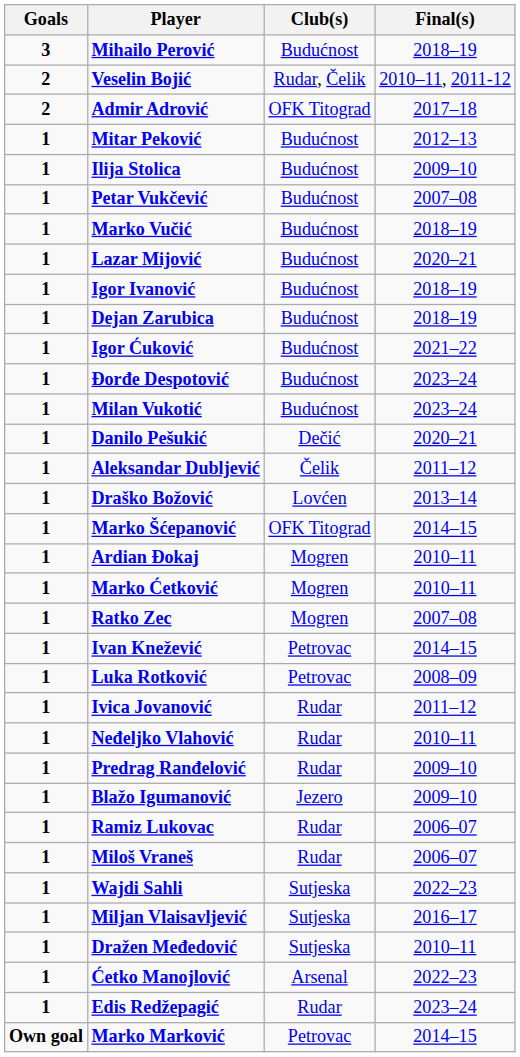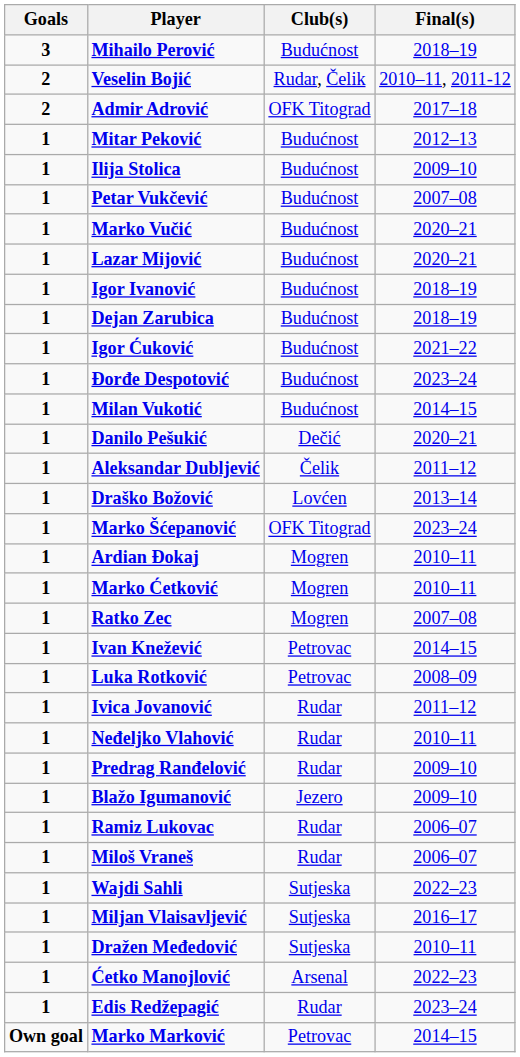(445, 229) 2018–19 -> (445, 229) 2020–21
(445, 408) 2023–24 -> (445, 408) 2014–15
(445, 528) 2014–15 -> (445, 528) 2023–24
